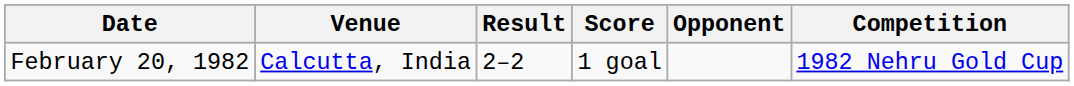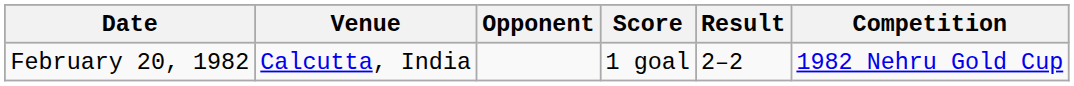columns swapped: (729, 24) <-> (524, 24)
